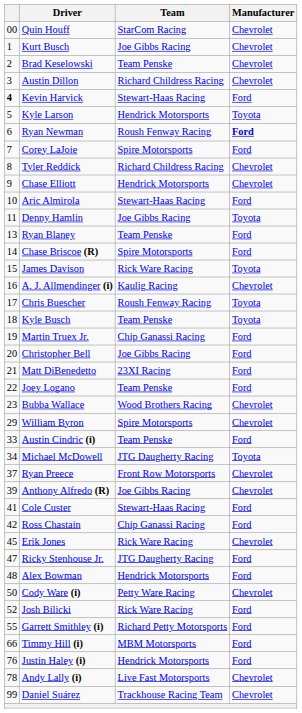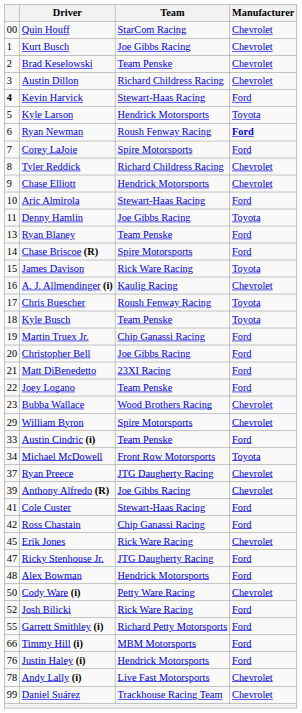(166, 456) JTG Daugherty Racing -> (166, 456) Front Row Motorsports
(166, 473) Front Row Motorsports -> (166, 473) JTG Daugherty Racing
